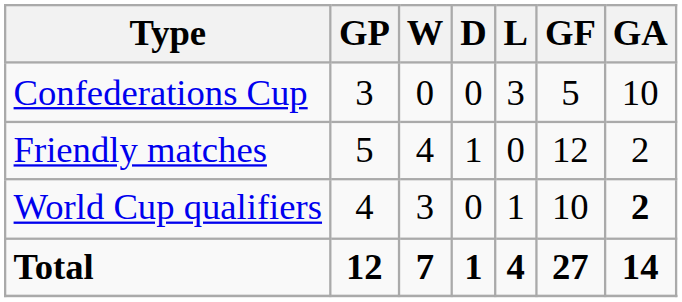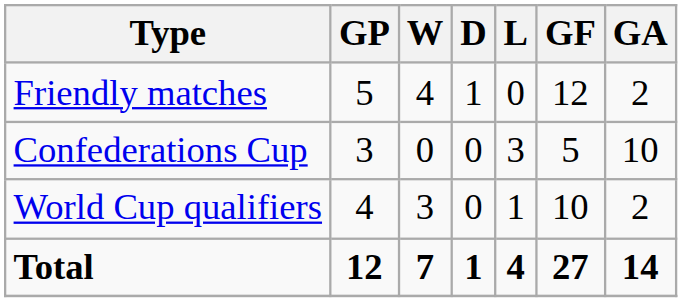rows swapped: (140, 149) <-> (161, 91)
(640, 207) bold -> (640, 207) normal
